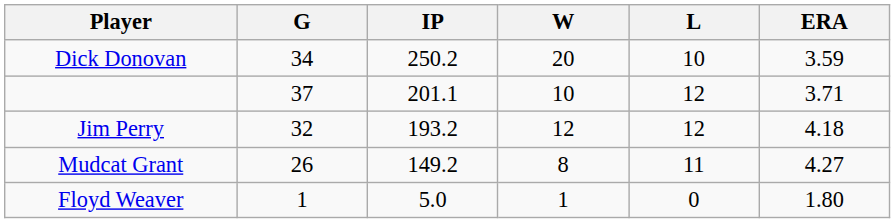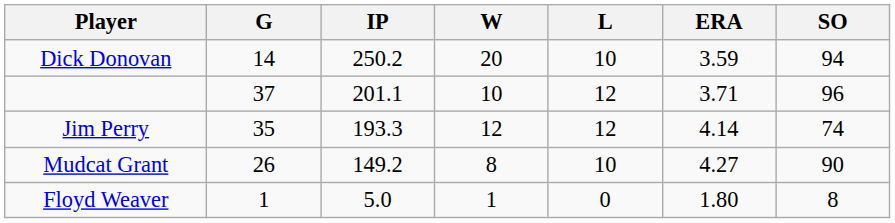+ column: (833, 22)
(302, 57) 34 -> (264, 57) 14
(302, 128) 32 -> (264, 128) 35
(433, 128) 193.2 -> (378, 128) 193.3
(824, 128) 4.18 -> (719, 128) 4.14
(694, 164) 11 -> (605, 164) 10
